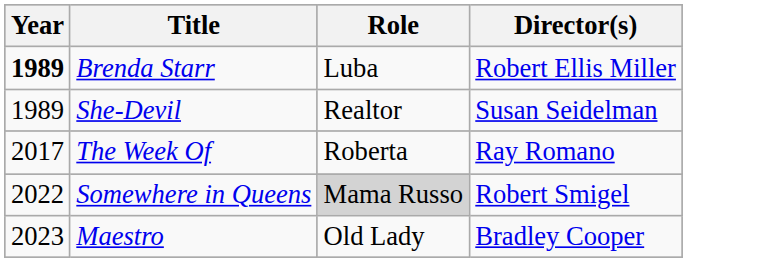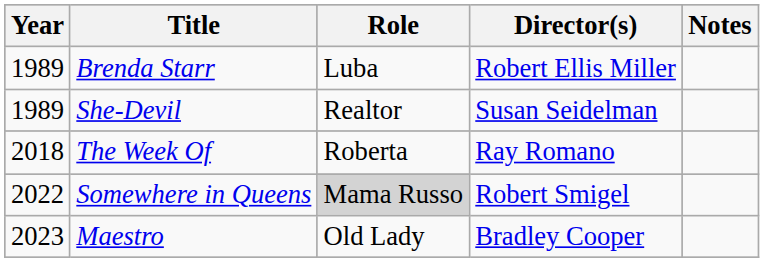+ column: (720, 25)
(38, 67) bold -> (38, 67) normal
(38, 151) 2017 -> (38, 151) 2018
